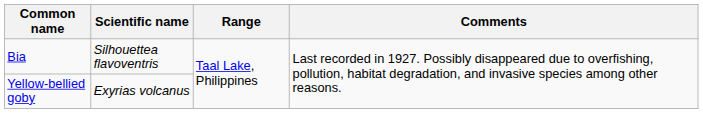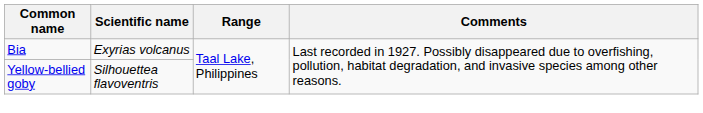(126, 56) Silhouettea flavoventris -> (142, 49) Exyrias volcanus
(142, 91) Exyrias volcanus -> (126, 76) Silhouettea flavoventris
